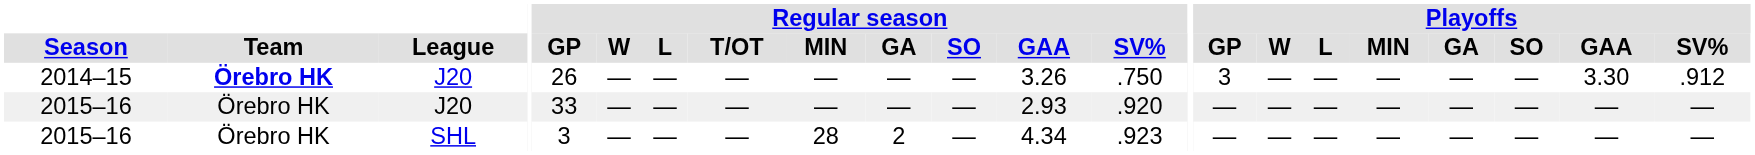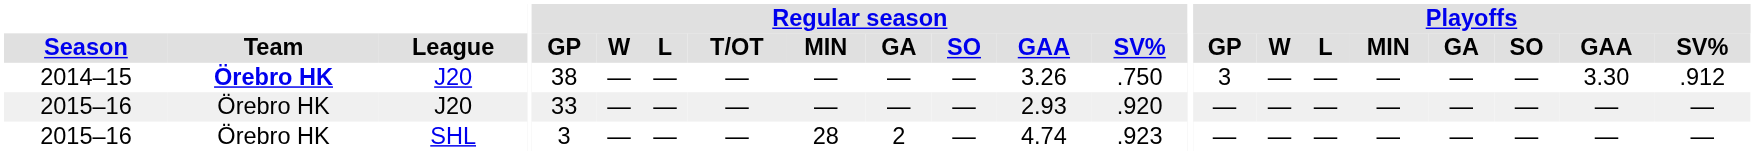(564, 77) 26 -> (564, 77) 38
(1044, 136) 4.34 -> (1044, 136) 4.74
